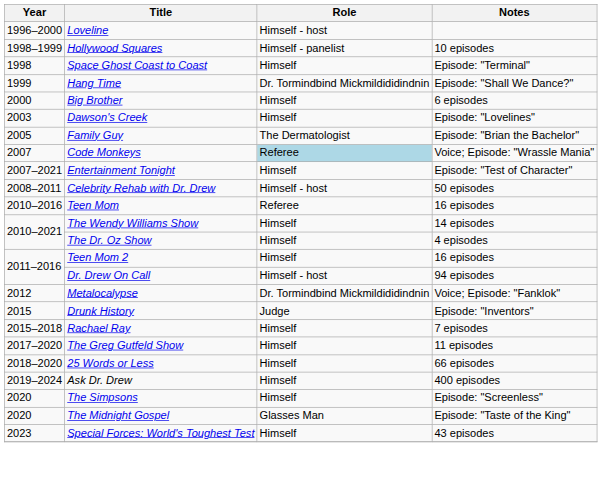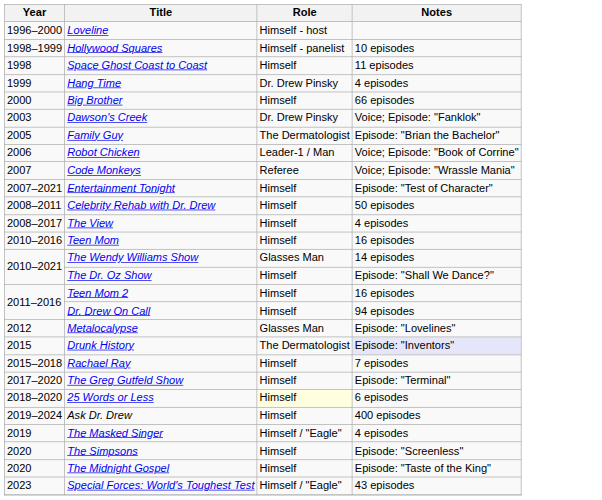(482, 65) Episode: "Terminal" -> (384, 65) 11 episodes
(344, 83) Dr. Tormindbind Mickmildididindnin -> (299, 83) Dr. Drew Pinsky
(504, 83) Episode: "Shall We Dance?" -> (382, 83) 4 episodes
(461, 100) 6 episodes -> (385, 100) 66 episodes
(278, 118) Himself -> (299, 118) Dr. Drew Pinsky
(485, 118) Episode: "Lovelines" -> (418, 118) Voice; Episode: "Fanklok"
+ row: (103, 153)
(279, 153) lightblue background -> (279, 170) no background
(293, 188) Himself - host -> (278, 205) Himself
+ row: (90, 223)
(279, 205) Referee -> (278, 240) Himself
(278, 223) Himself -> (292, 258) Glasses Man
(461, 240) 4 episodes -> (424, 275) Episode: "Shall We Dance?"
(293, 275) Himself - host -> (278, 310) Himself
(344, 293) Dr. Tormindbind Mickmildididindnin -> (292, 328) Glasses Man
(497, 293) Voice; Episode: "Fanklok" -> (405, 328) Episode: "Lovelines"
(275, 310) Judge -> (305, 345) The Dermatologist
(484, 310) no background -> (404, 345) lavender background
(464, 345) 11 episodes -> (403, 380) Episode: "Terminal"
(278, 363) no background -> (278, 398) lightyellow background
(464, 363) 66 episodes -> (382, 398) 6 episodes
+ row: (115, 433)
(292, 415) Glasses Man -> (278, 468) Himself
(278, 433) Himself -> (301, 485) Himself / "Eagle"
